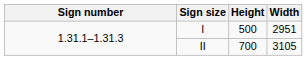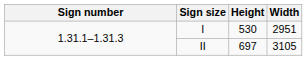(248, 30) 500 -> (248, 30) 530
(248, 47) 700 -> (248, 47) 697
